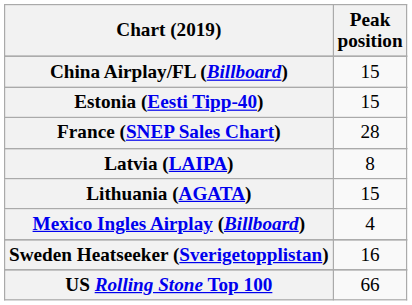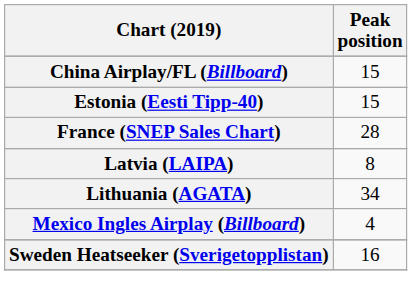(370, 193) 15 -> (370, 193) 34
- row: (169, 284)
